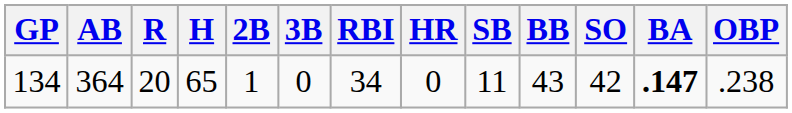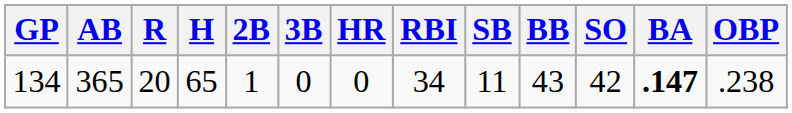columns swapped: (433, 30) <-> (366, 30)
(100, 81) 364 -> (100, 81) 365
